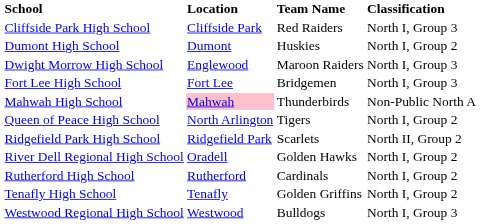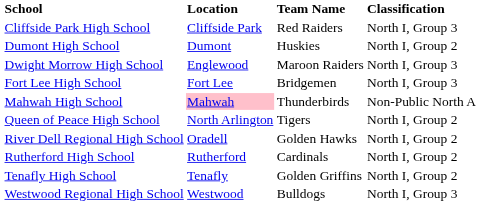- row: (82, 138)
